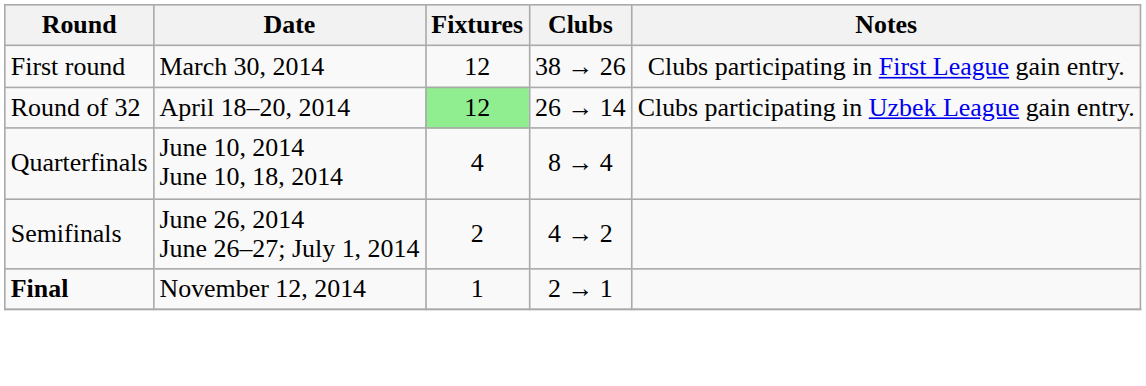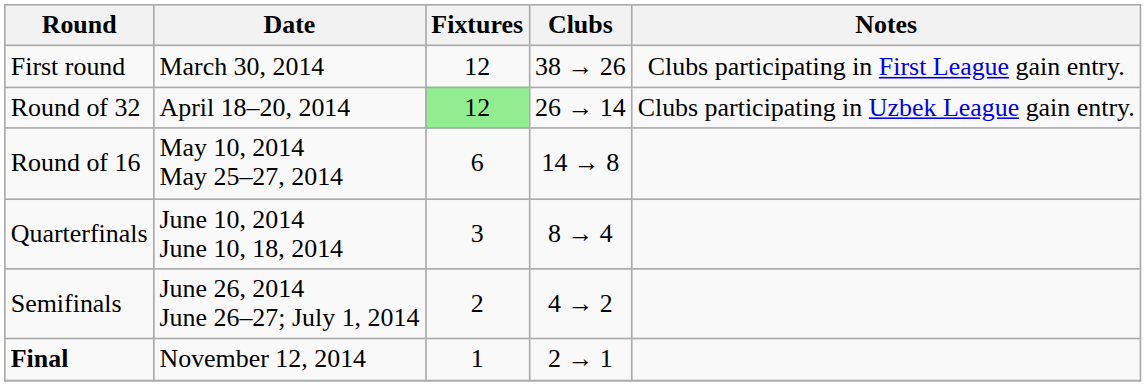+ row: (76, 162)
(477, 162) 4 -> (477, 233) 3
